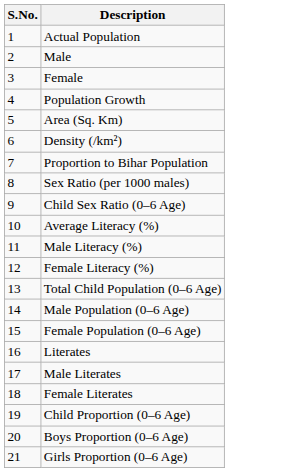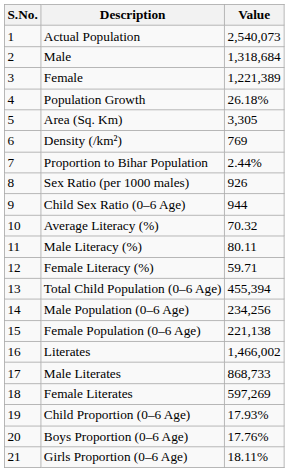+ column: (254, 15)
